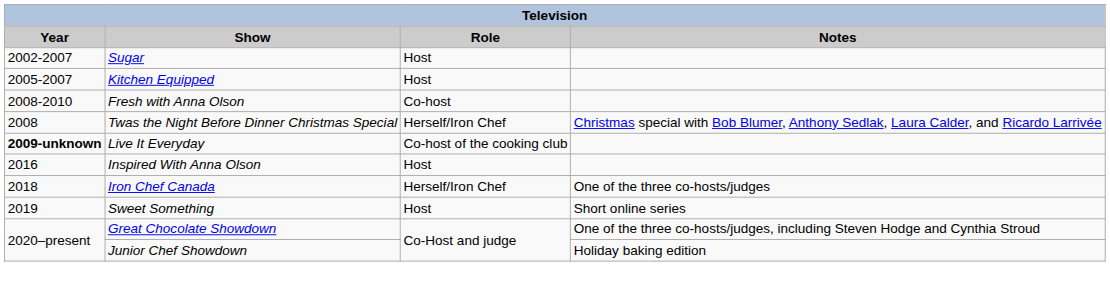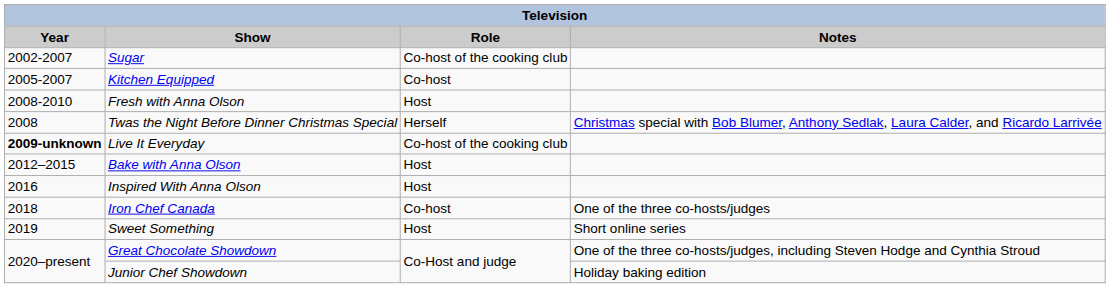(417, 58) Host -> (485, 58) Co-host of the cooking club
(417, 80) Host -> (427, 80) Co-host
(427, 101) Co-host -> (417, 101) Host
(455, 122) Herself/Iron Chef -> (425, 122) Herself
+ row: (174, 165)
(455, 187) Herself/Iron Chef -> (427, 208) Co-host
